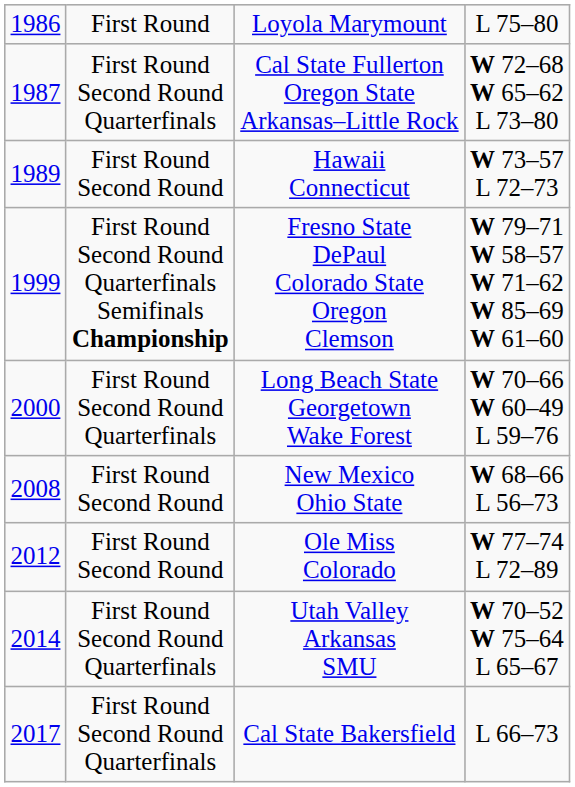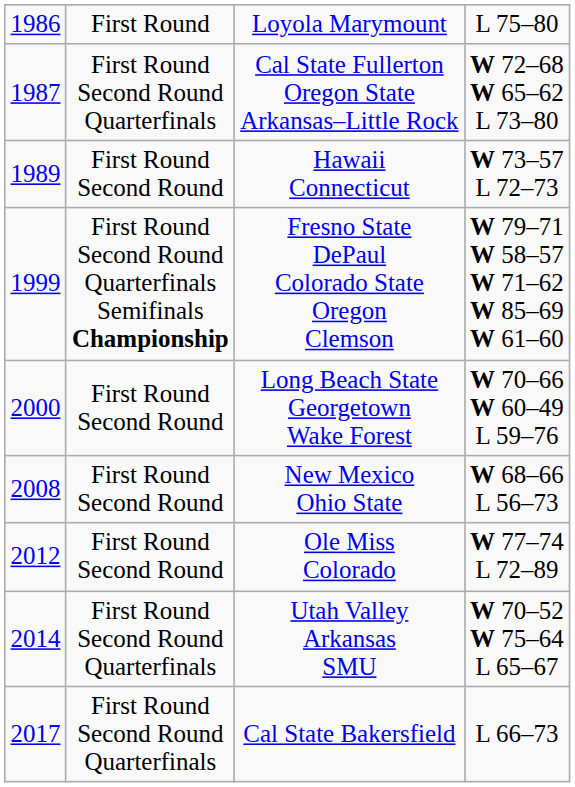(150, 407) First Round Second Round Quarterfinals -> (150, 407) First Round Second Round
